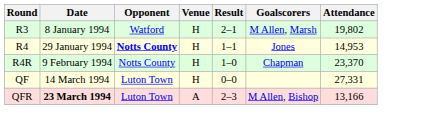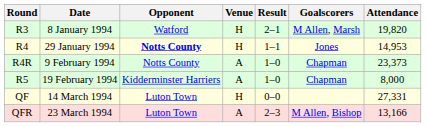(349, 29) 19,802 -> (392, 29) 19,820
(196, 63) H -> (239, 63) A
(349, 63) 23,370 -> (392, 63) 23,373
+ row: (22, 79)
(77, 96) bold -> (80, 113) normal
